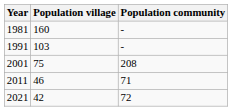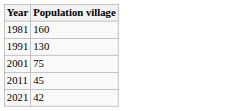- column: (173, 13)
(41, 47) 103 -> (41, 47) 130
(39, 81) 46 -> (39, 81) 45
